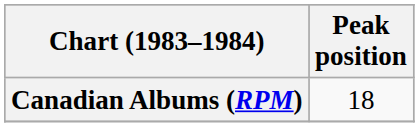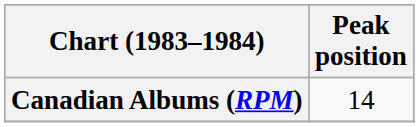(361, 99) 18 -> (361, 99) 14
